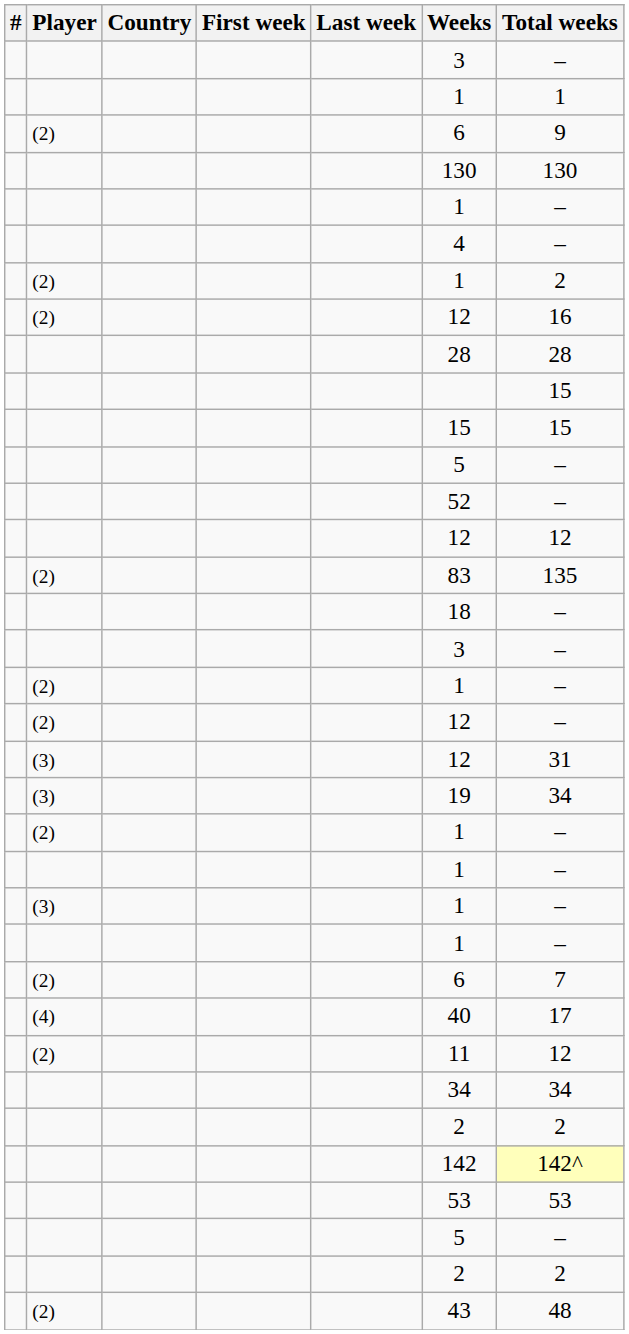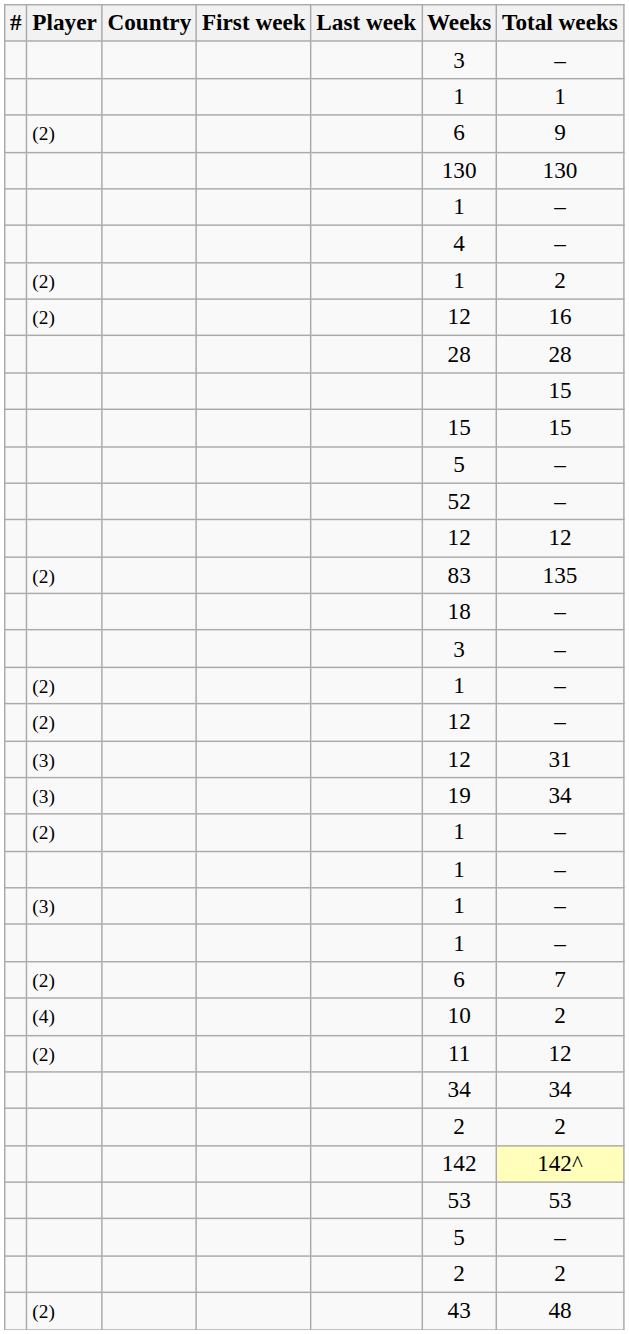(459, 1016) 40 -> (459, 1016) 10
(560, 1016) 17 -> (560, 1016) 2
